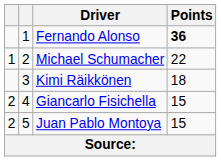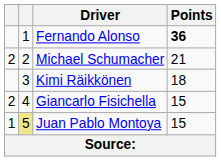(12, 58) 1 -> (12, 58) 2
(178, 58) 22 -> (178, 58) 21
(12, 123) 2 -> (12, 123) 1
(26, 123) no background -> (26, 123) khaki background
